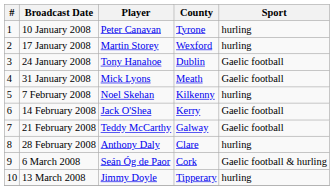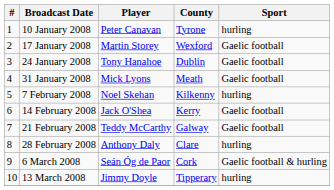(237, 45) hurling -> (253, 45) Gaelic football
